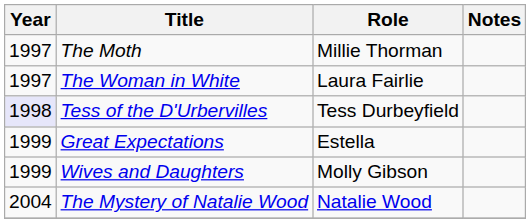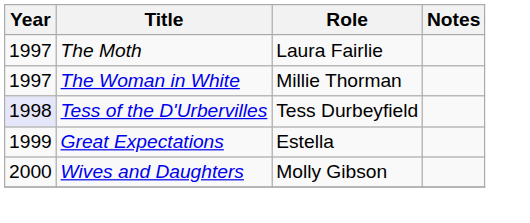(380, 50) Millie Thorman -> (330, 50) Laura Fairlie
(370, 80) Laura Fairlie -> (339, 80) Millie Thorman
(30, 171) 1999 -> (30, 171) 2000
- row: (184, 202)
